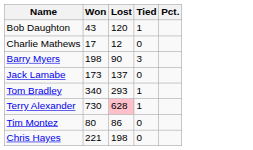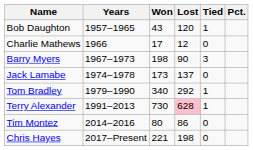+ column: (116, 12)
(119, 91) 293 -> (186, 91) 292
